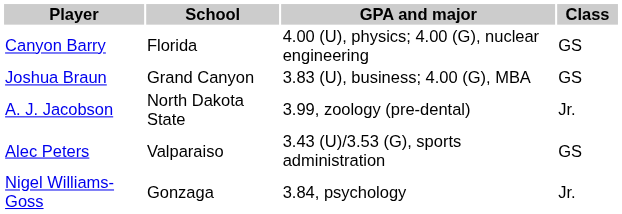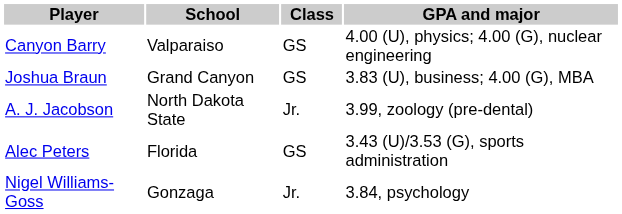columns swapped: (588, 14) <-> (418, 14)
(172, 46) Florida -> (185, 46) Valparaiso
(185, 151) Valparaiso -> (172, 151) Florida
